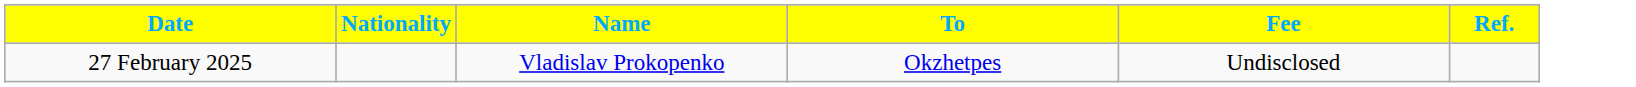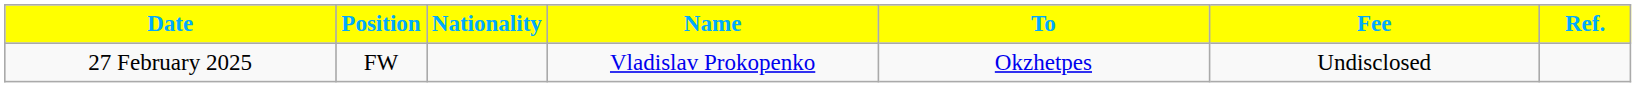+ column: (381, 23)
